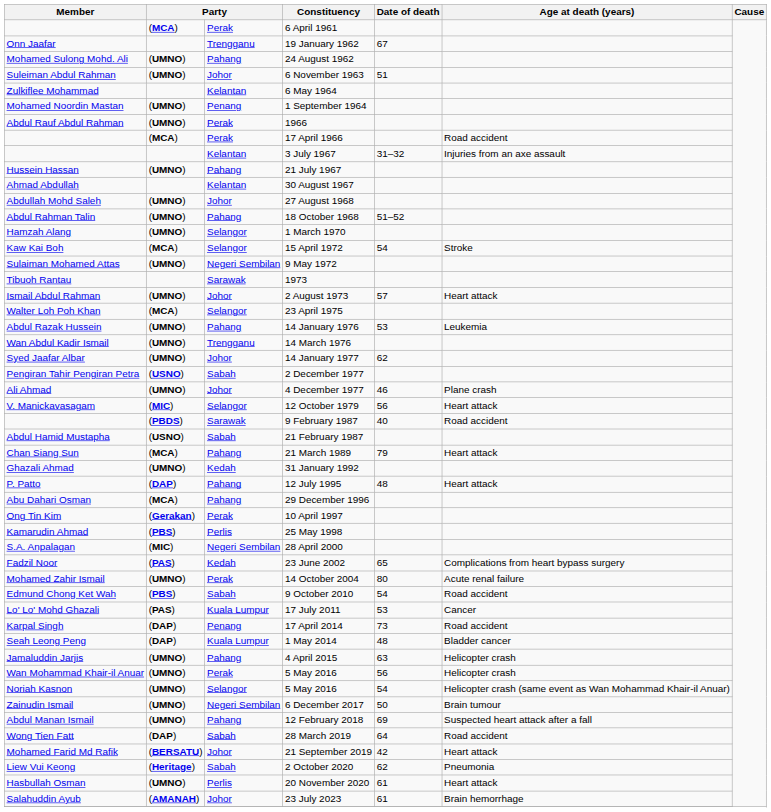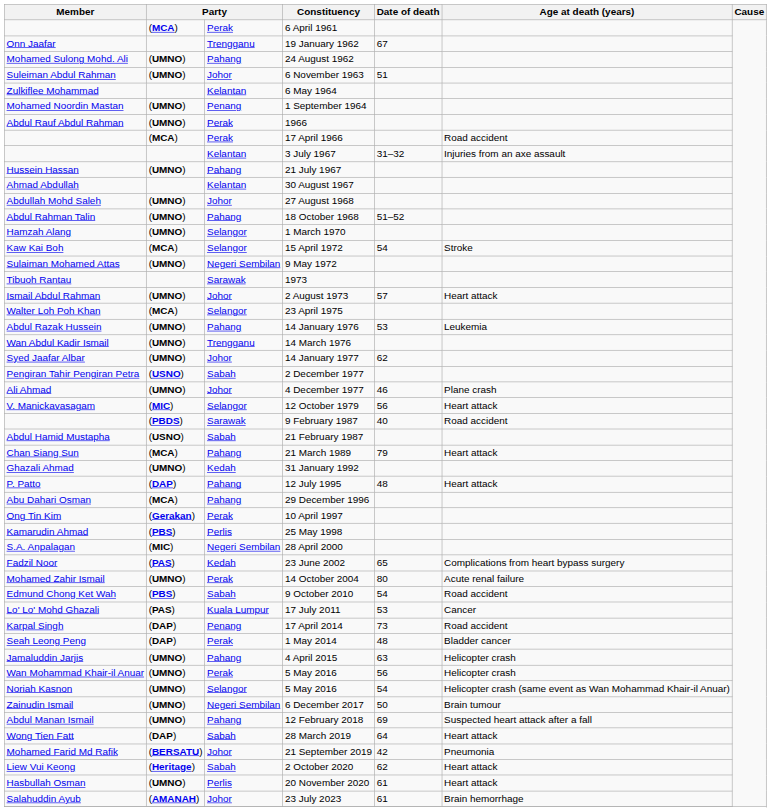(238, 641) Kuala Lumpur -> (220, 641) Perak
(476, 736) Road accident -> (471, 736) Heart attack
(471, 751) Heart attack -> (469, 751) Pneumonia
(469, 767) Pneumonia -> (471, 767) Heart attack
